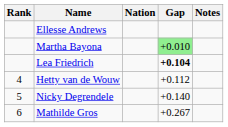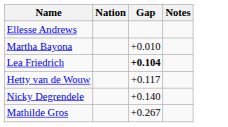- column: (19, 12)
(175, 46) lightgreen background -> (146, 46) no background
(175, 79) +0.112 -> (146, 79) +0.117
